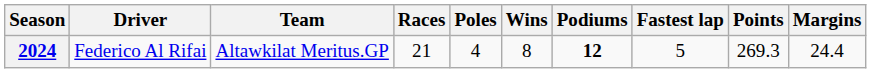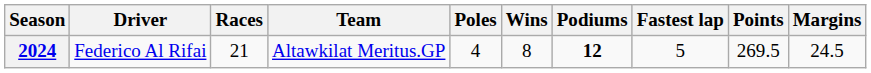columns swapped: (302, 19) <-> (422, 19)
(758, 51) 269.3 -> (758, 51) 269.5
(827, 51) 24.4 -> (827, 51) 24.5
